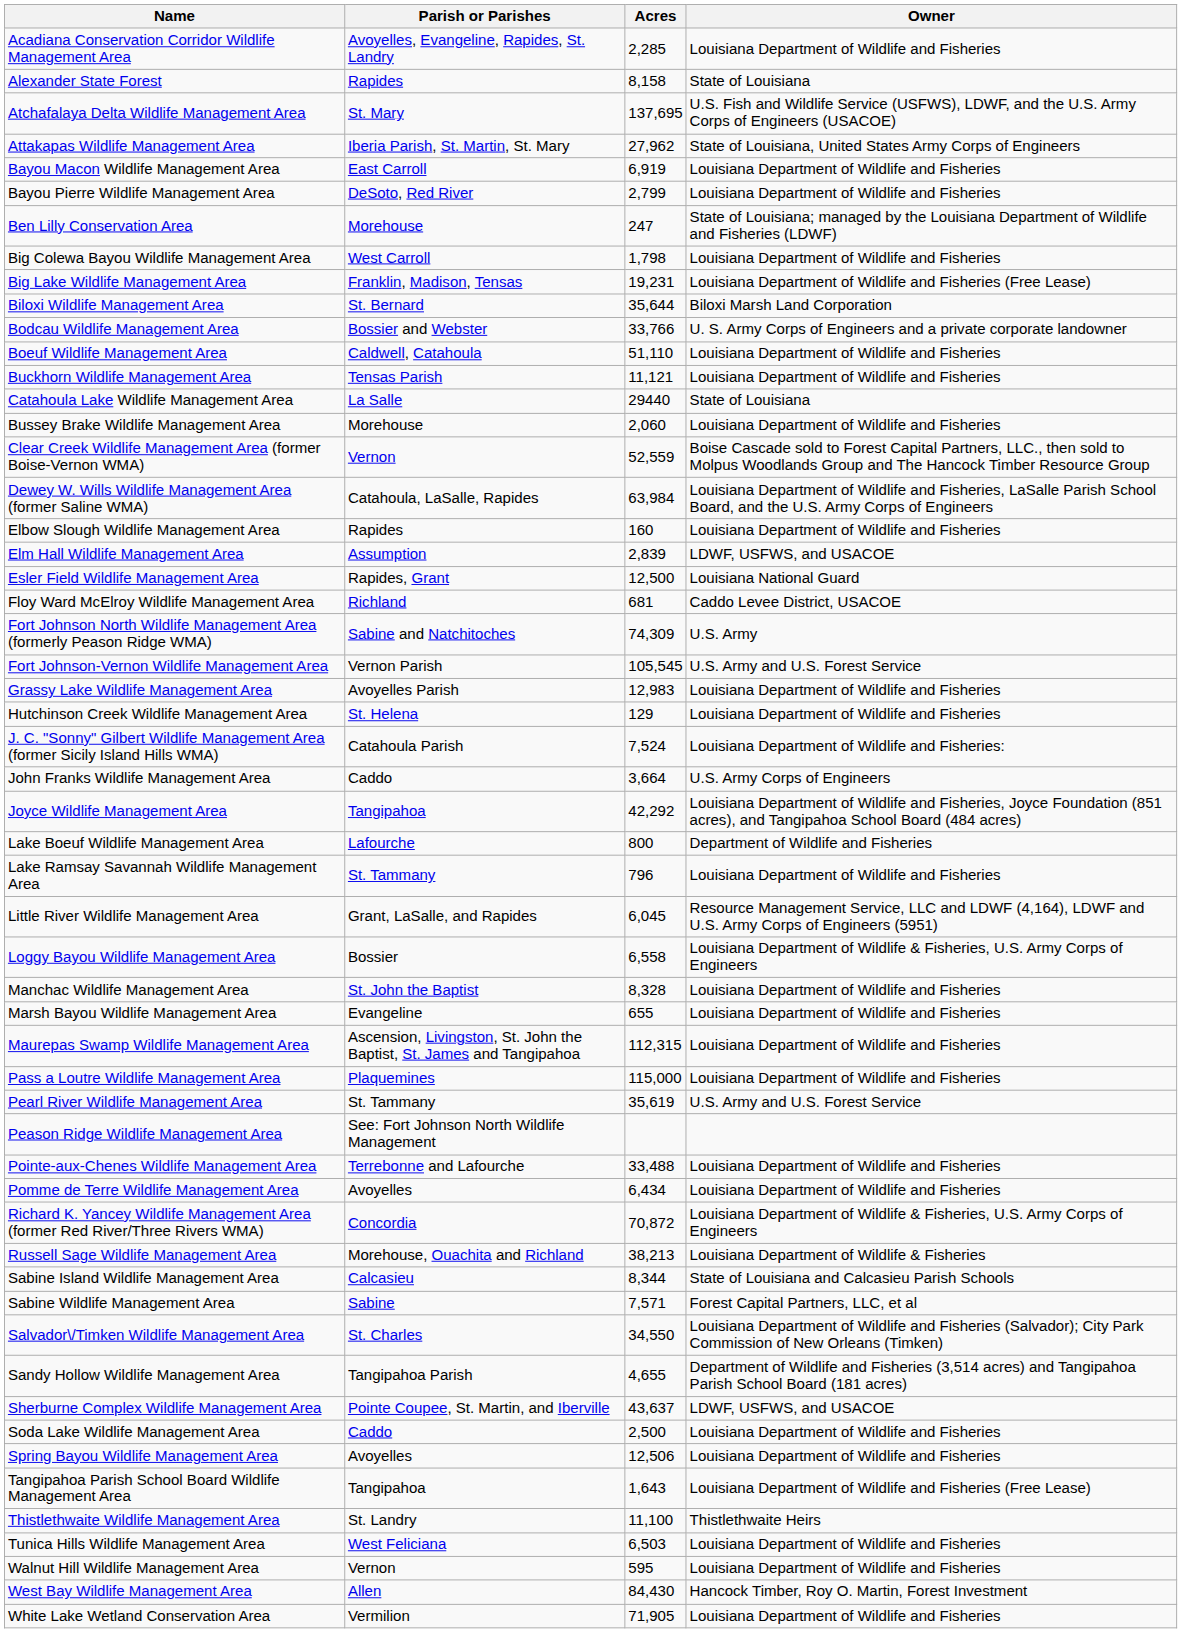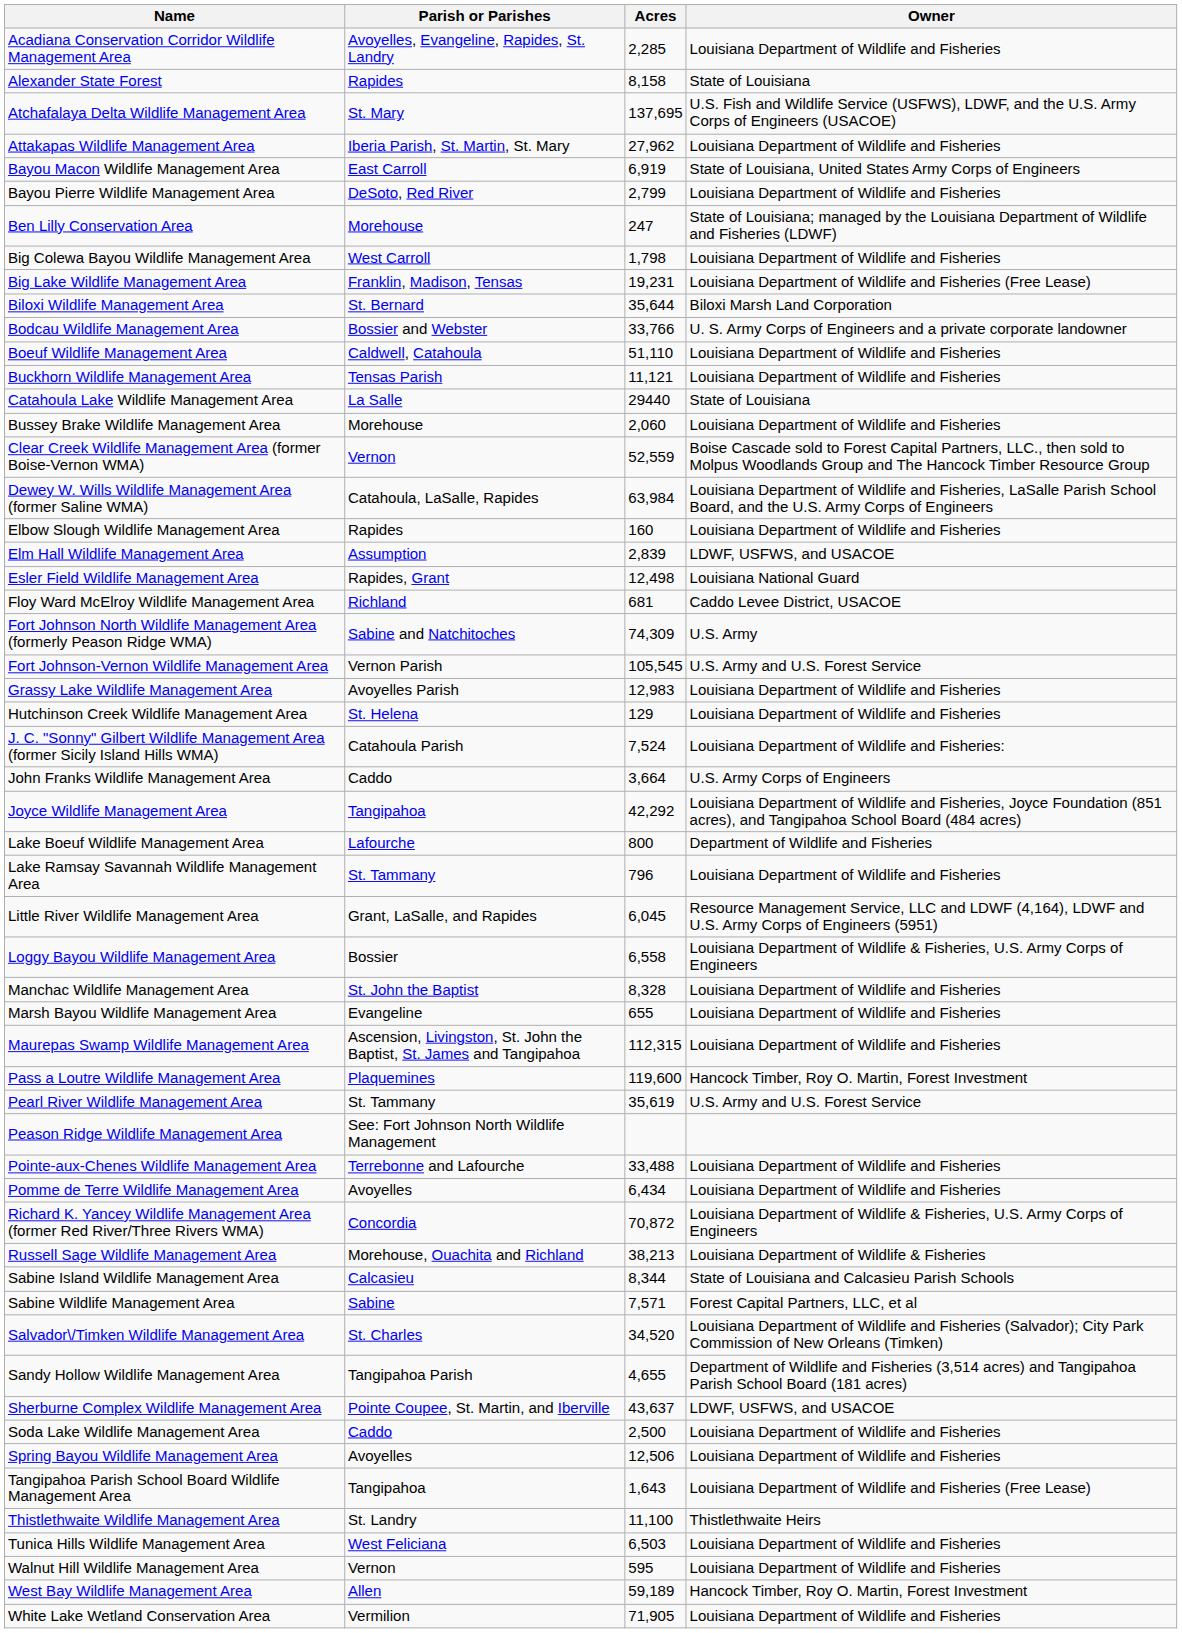(885, 145) State of Louisiana, United States Army Corps of Engineers -> (845, 145) Louisiana Department of Wildlife and Fisheries
(845, 169) Louisiana Department of Wildlife and Fisheries -> (885, 169) State of Louisiana, United States Army Corps of Engineers
(651, 578) 12,500 -> (651, 578) 12,498
(655, 1078) 115,000 -> (655, 1078) 119,600
(845, 1078) Louisiana Department of Wildlife and Fisheries -> (858, 1078) Hancock Timber, Roy O. Martin, Forest Investment
(651, 1335) 34,550 -> (651, 1335) 34,520
(651, 1592) 84,430 -> (651, 1592) 59,189
